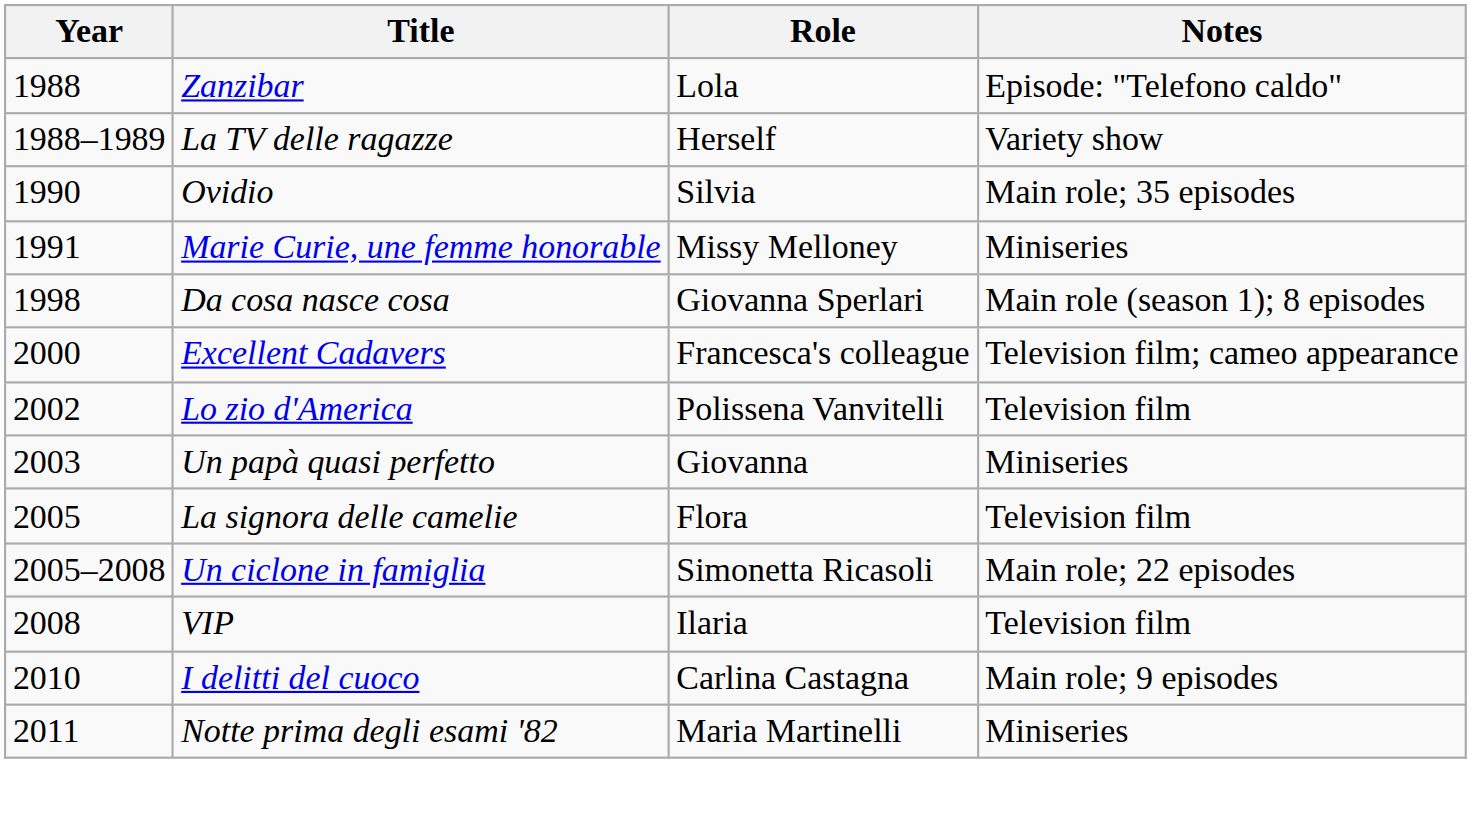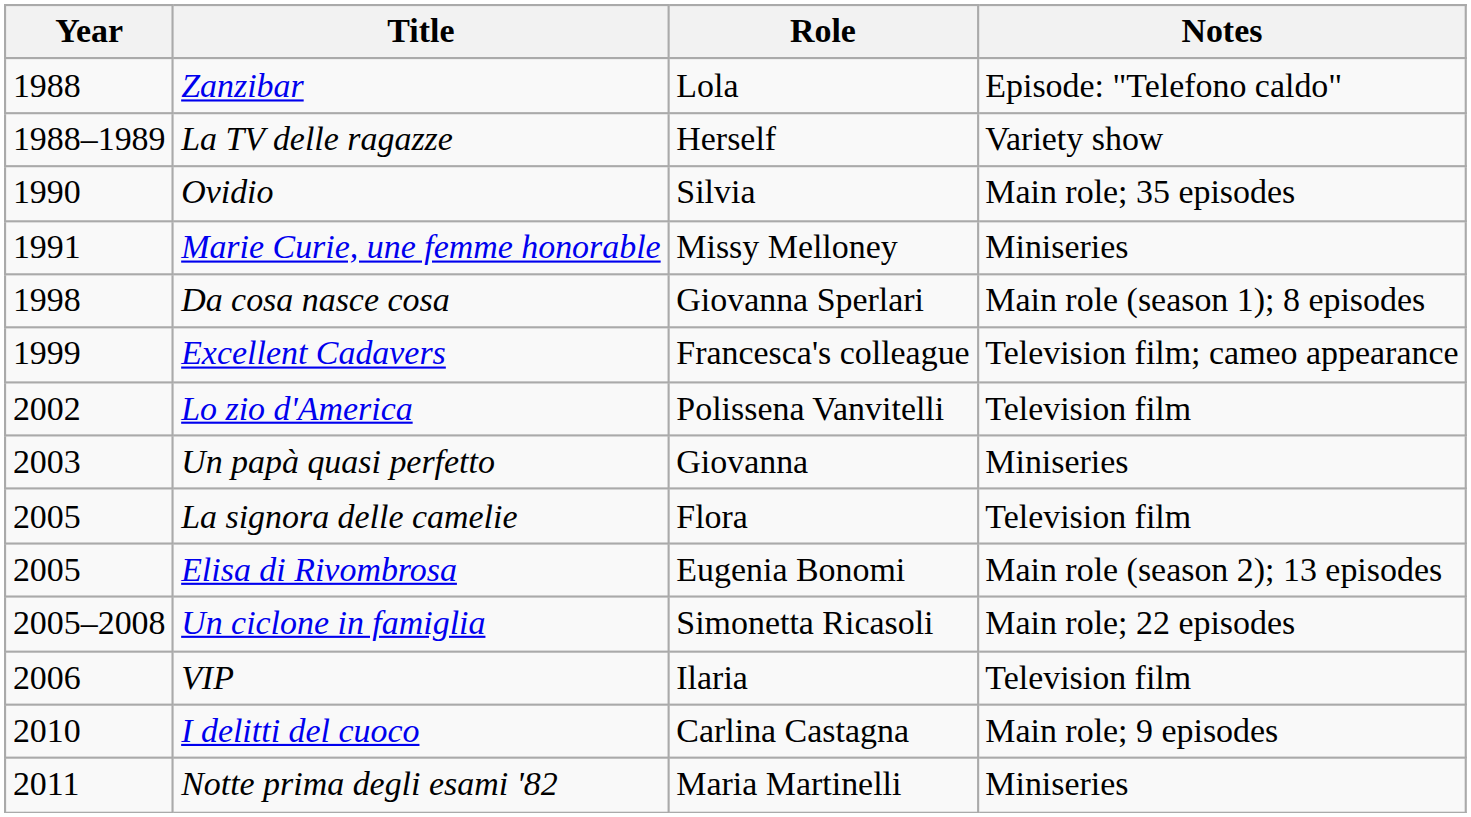(47, 354) 2000 -> (47, 354) 1999
+ row: (319, 569)
(47, 623) 2008 -> (47, 676) 2006
